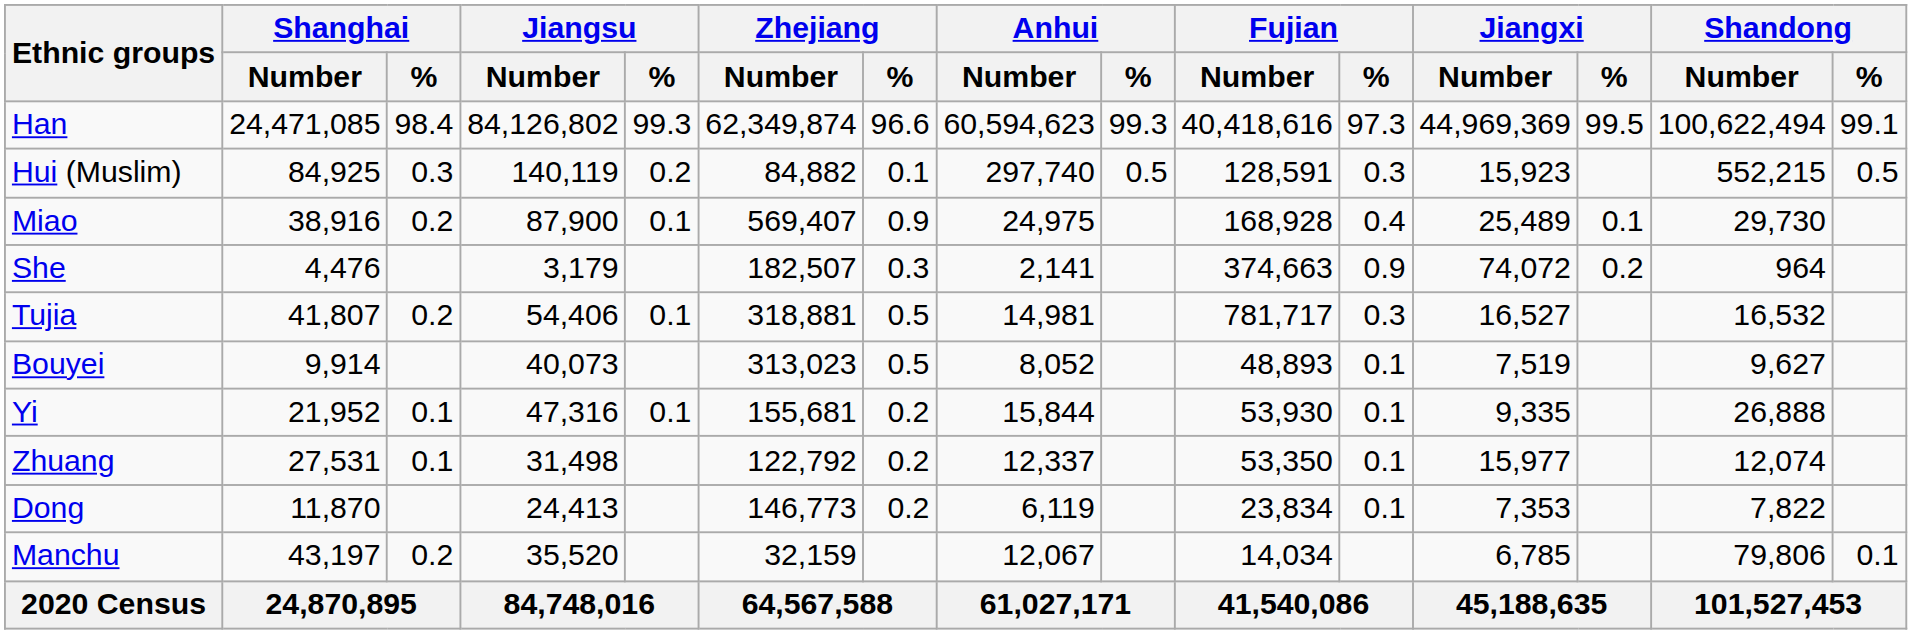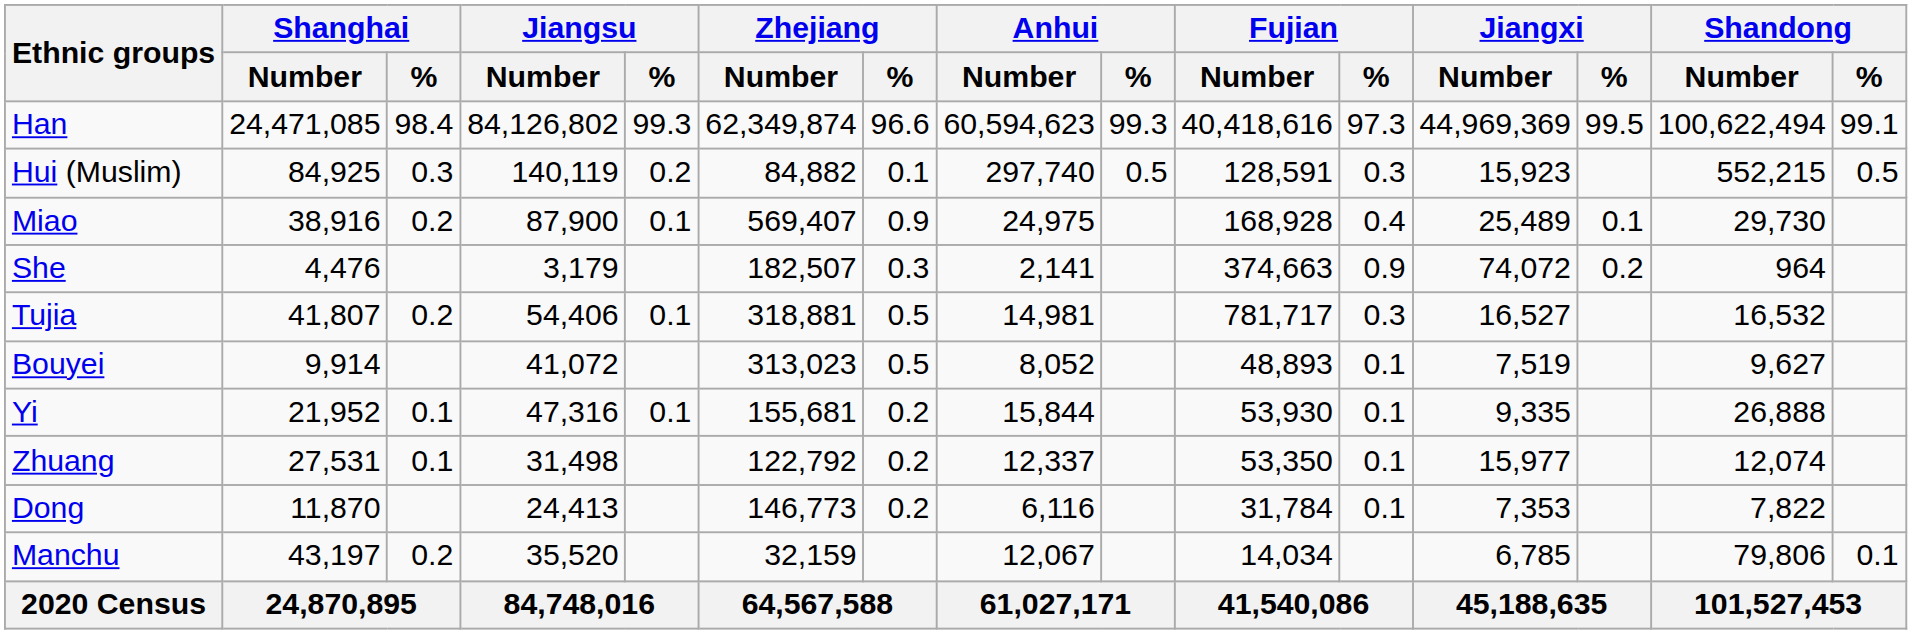(572, 364) 40,073 -> (572, 364) 41,072
(1058, 508) 6,119 -> (1058, 508) 6,116
(1287, 508) 23,834 -> (1287, 508) 31,784
